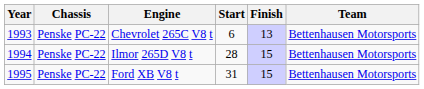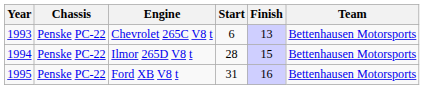(267, 74) 15 -> (267, 74) 16
